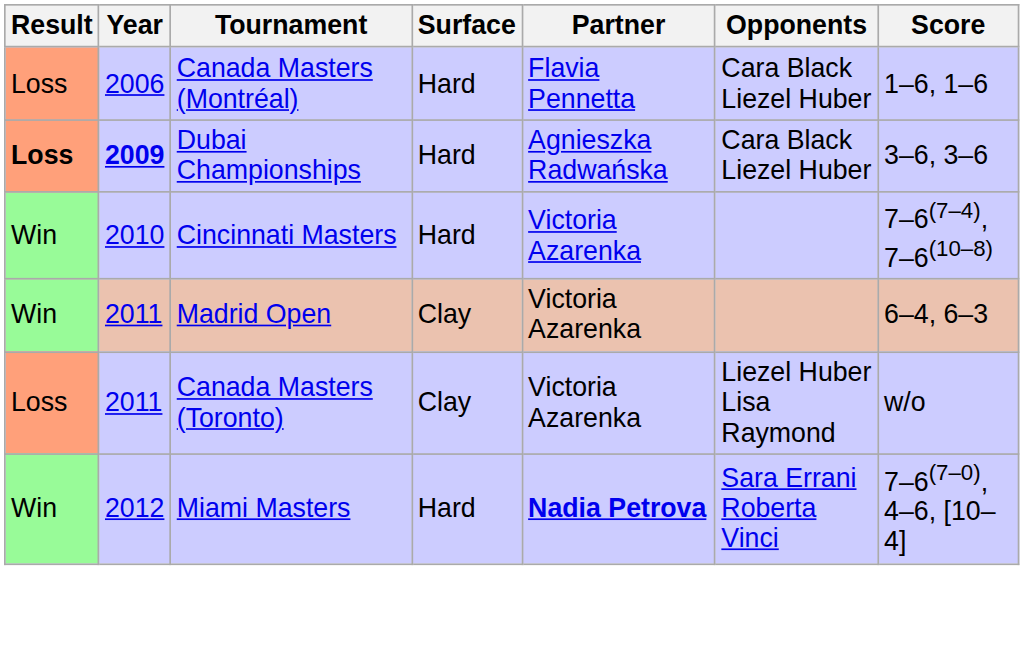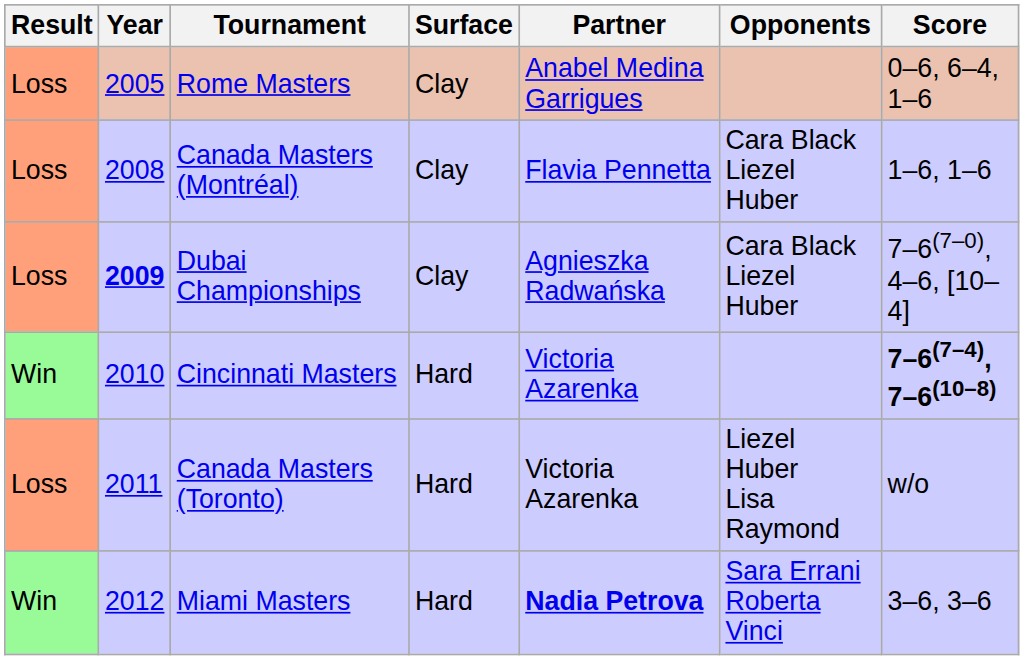+ row: (264, 83)
(135, 83) 2006 -> (135, 170) 2008
(447, 83) Hard -> (442, 170) Clay
(42, 155) bold -> (39, 276) normal
(447, 155) Hard -> (442, 276) Clay
(936, 155) 3–6, 3–6 -> (943, 276) 7–6(7–0), 4–6, [10–4]
(939, 235) normal -> (942, 374) bold
- row: (254, 314)
(445, 402) Clay -> (444, 484) Hard
(940, 508) 7–6(7–0), 4–6, [10–4] -> (940, 602) 3–6, 3–6
